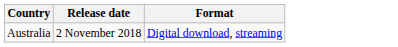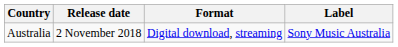+ column: (339, 13)
